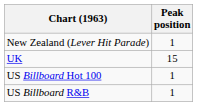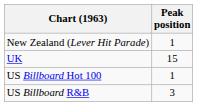(172, 93) 1 -> (172, 93) 3
